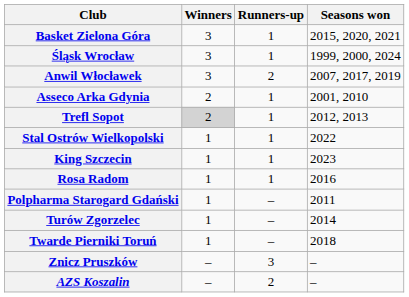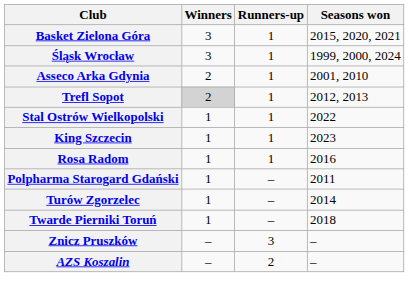- row: (93, 76)
